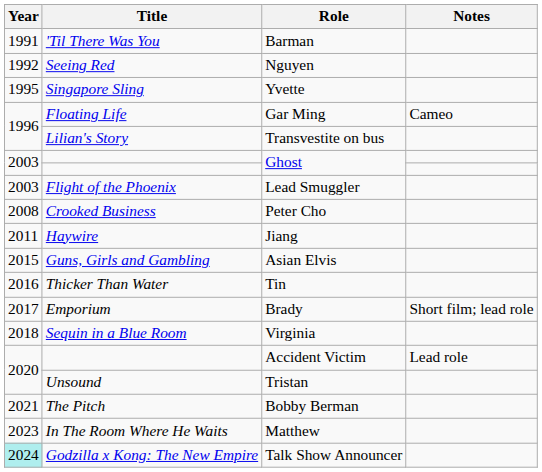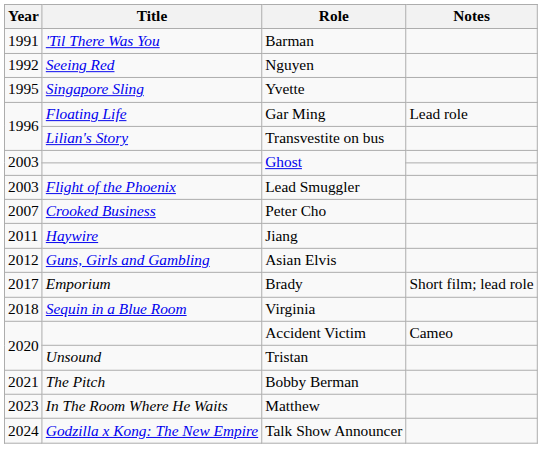(431, 114) Cameo -> (439, 114) Lead role
(23, 211) 2008 -> (23, 211) 2007
(23, 260) 2015 -> (23, 260) 2012
- row: (107, 284)
(439, 357) Lead role -> (431, 333) Cameo
(23, 455) paleturquoise background -> (23, 430) no background
